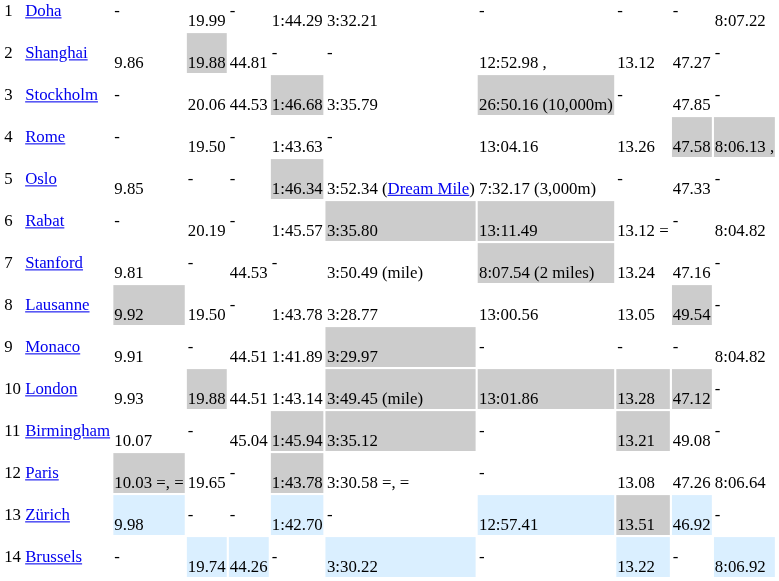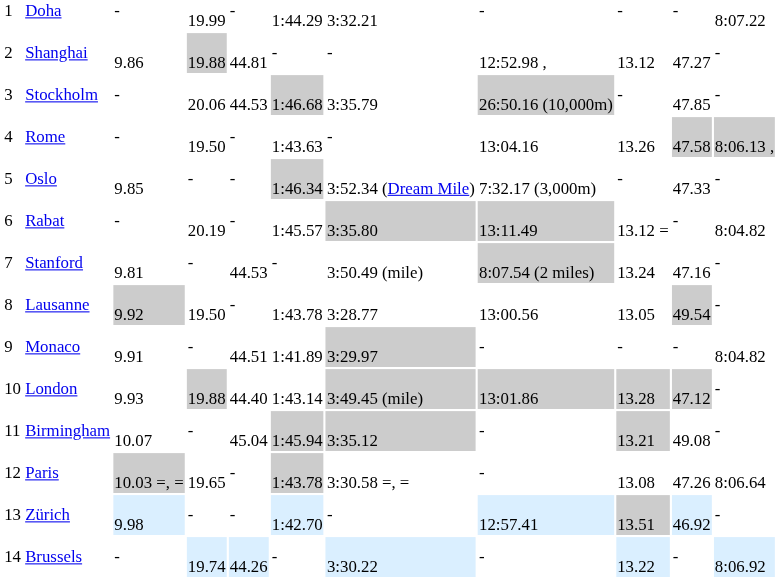(249, 398) 44.51 -> (249, 398) 44.40
